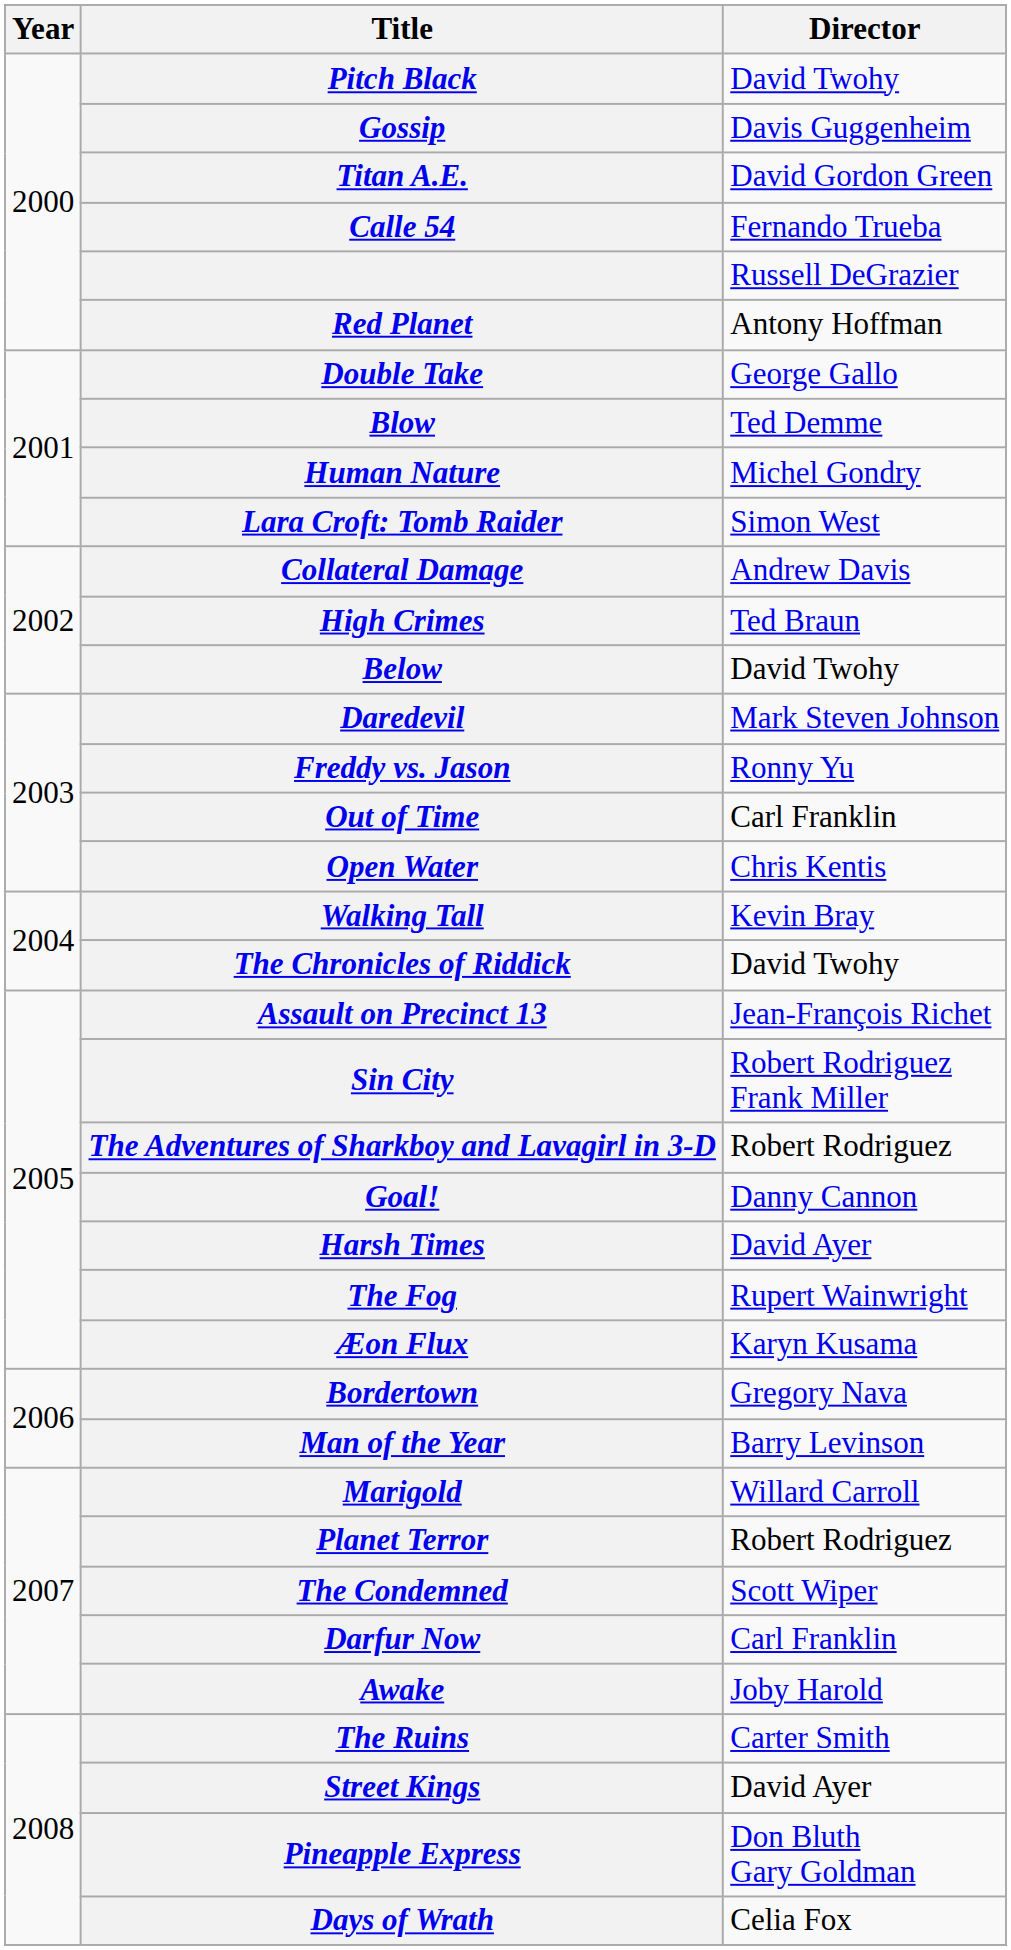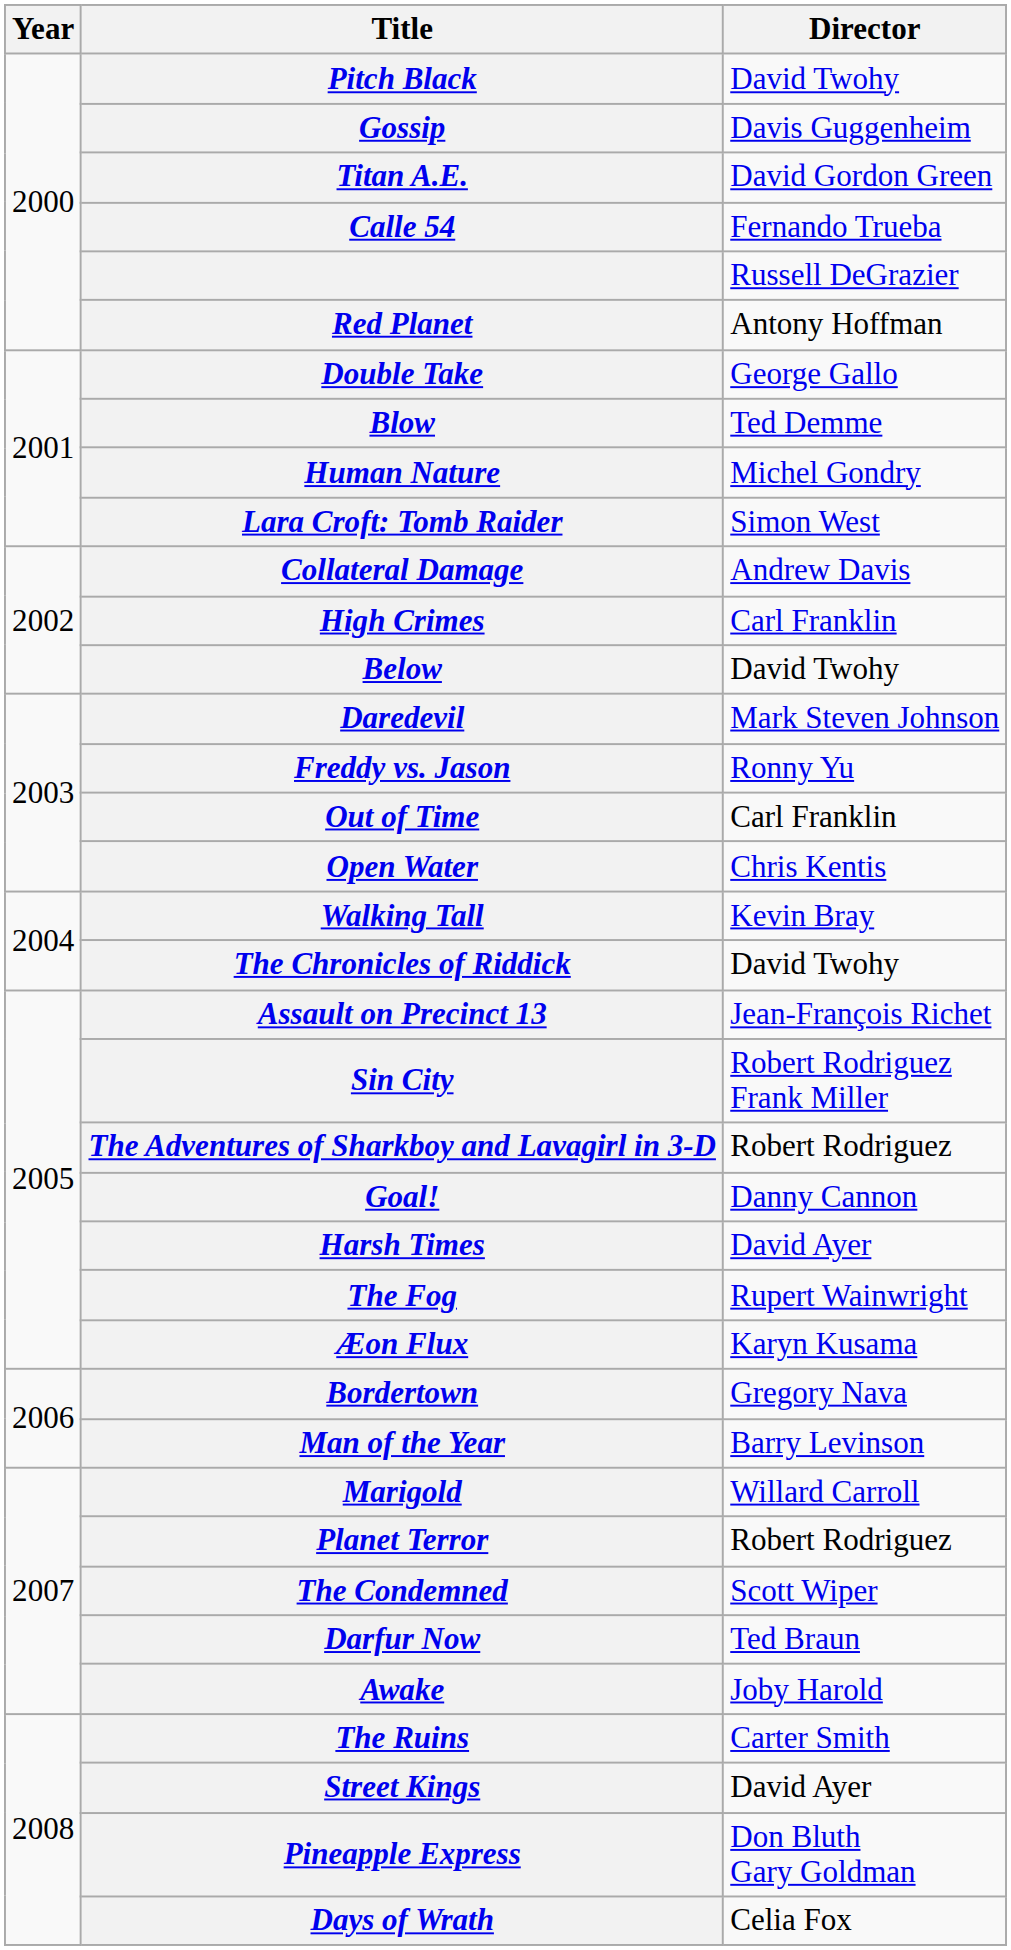(795, 619) Ted Braun -> (813, 619) Carl Franklin
(813, 1639) Carl Franklin -> (795, 1639) Ted Braun
